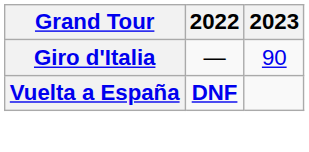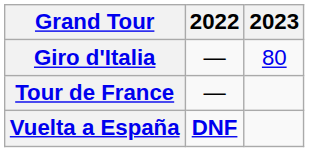(274, 57) 90 -> (274, 57) 80
+ row: (95, 92)
